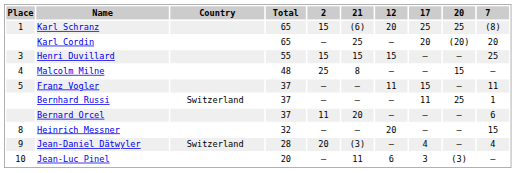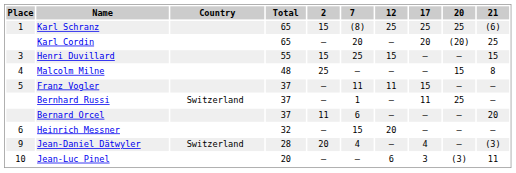columns swapped: (493, 13) <-> (357, 13)
(391, 27) 20 -> (391, 27) 25
(21, 130) 8 -> (21, 130) 6
